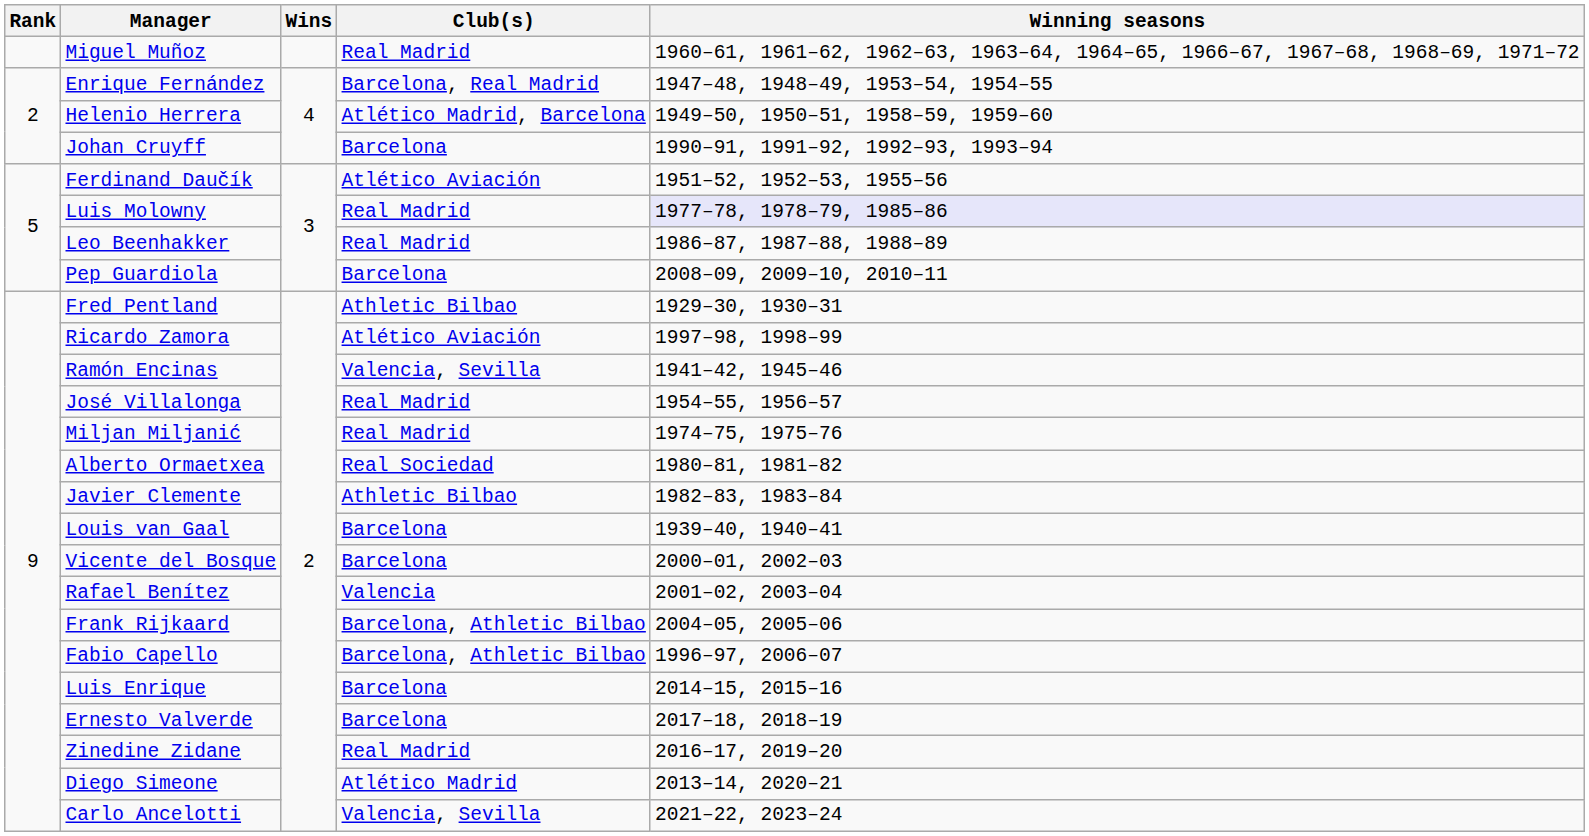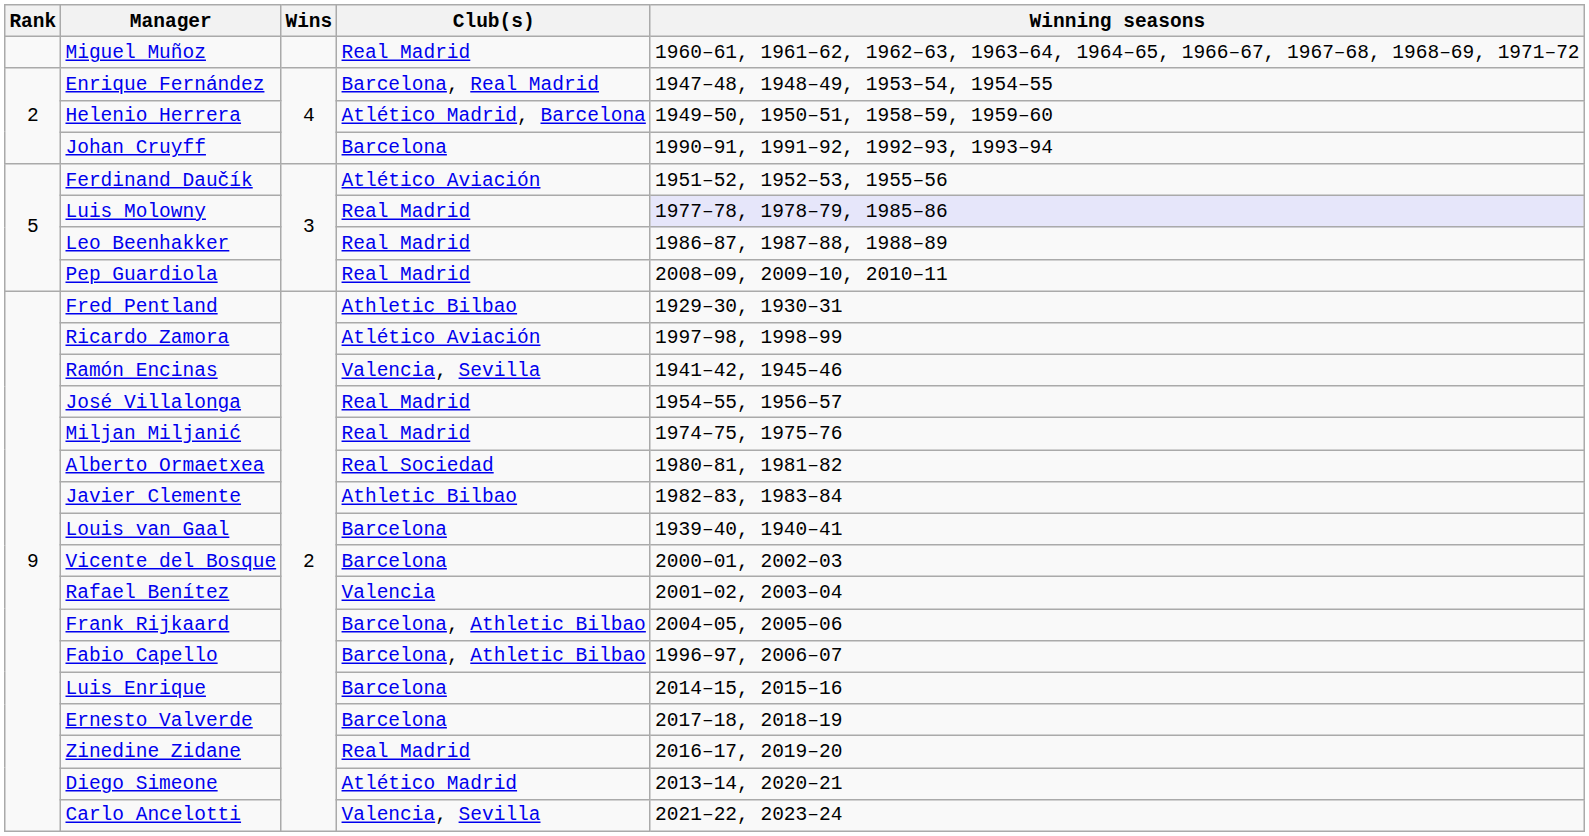(394, 275) Barcelona -> (406, 275) Real Madrid
